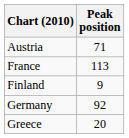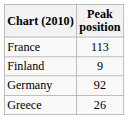- row: (25, 47)
(100, 124) 20 -> (100, 104) 26
